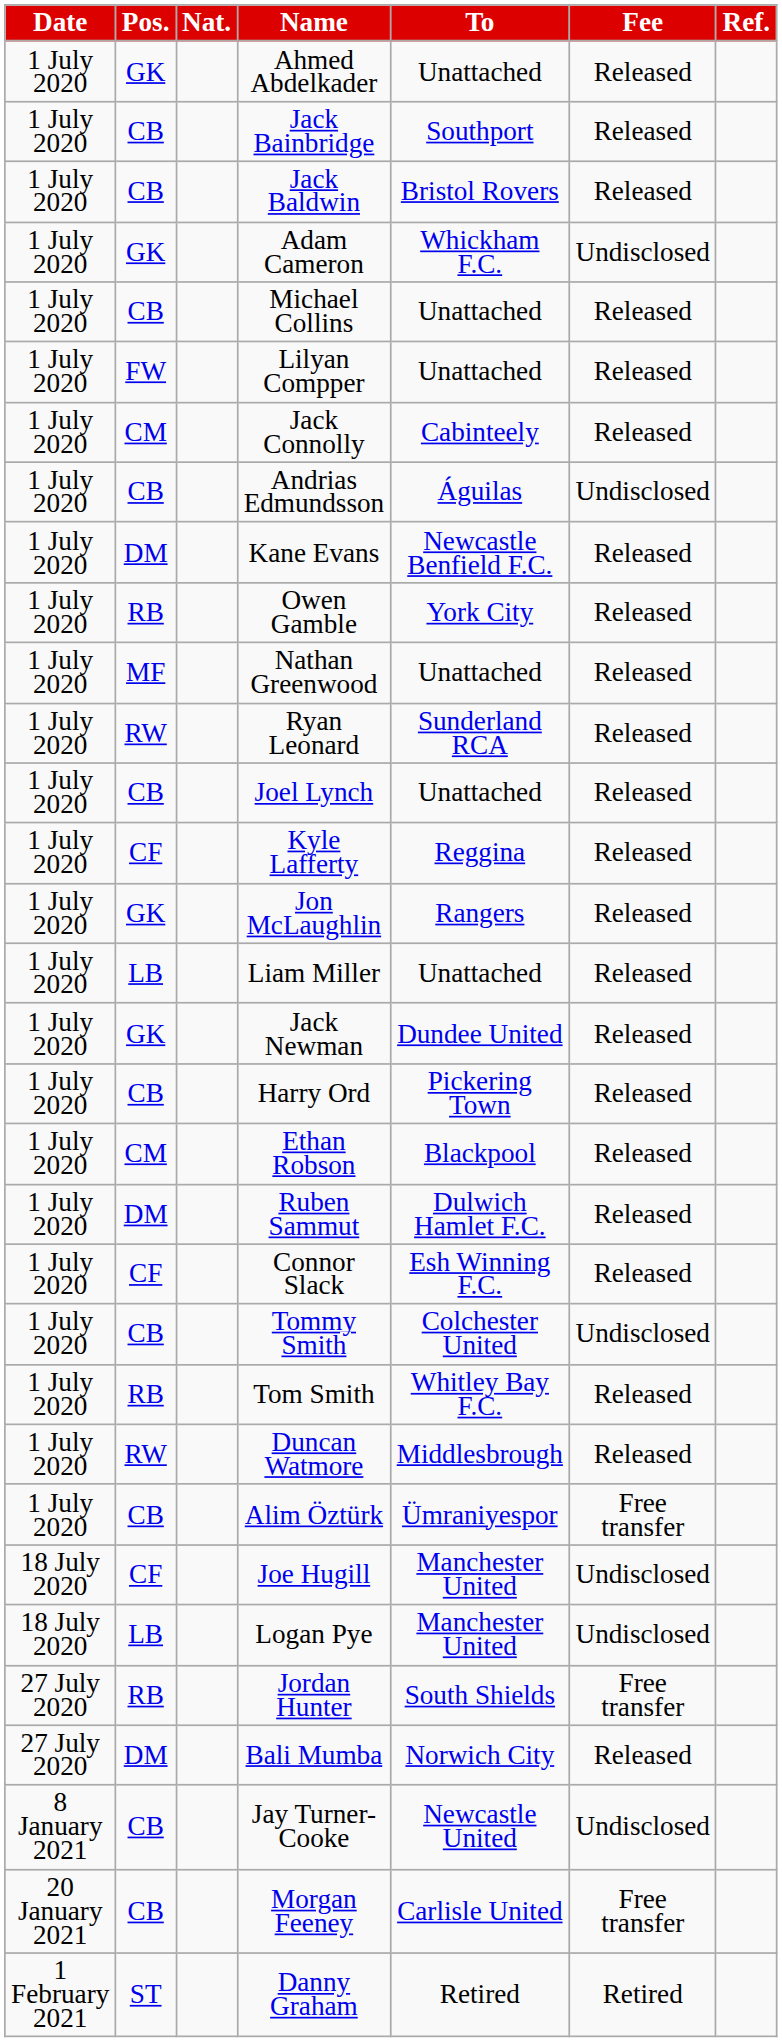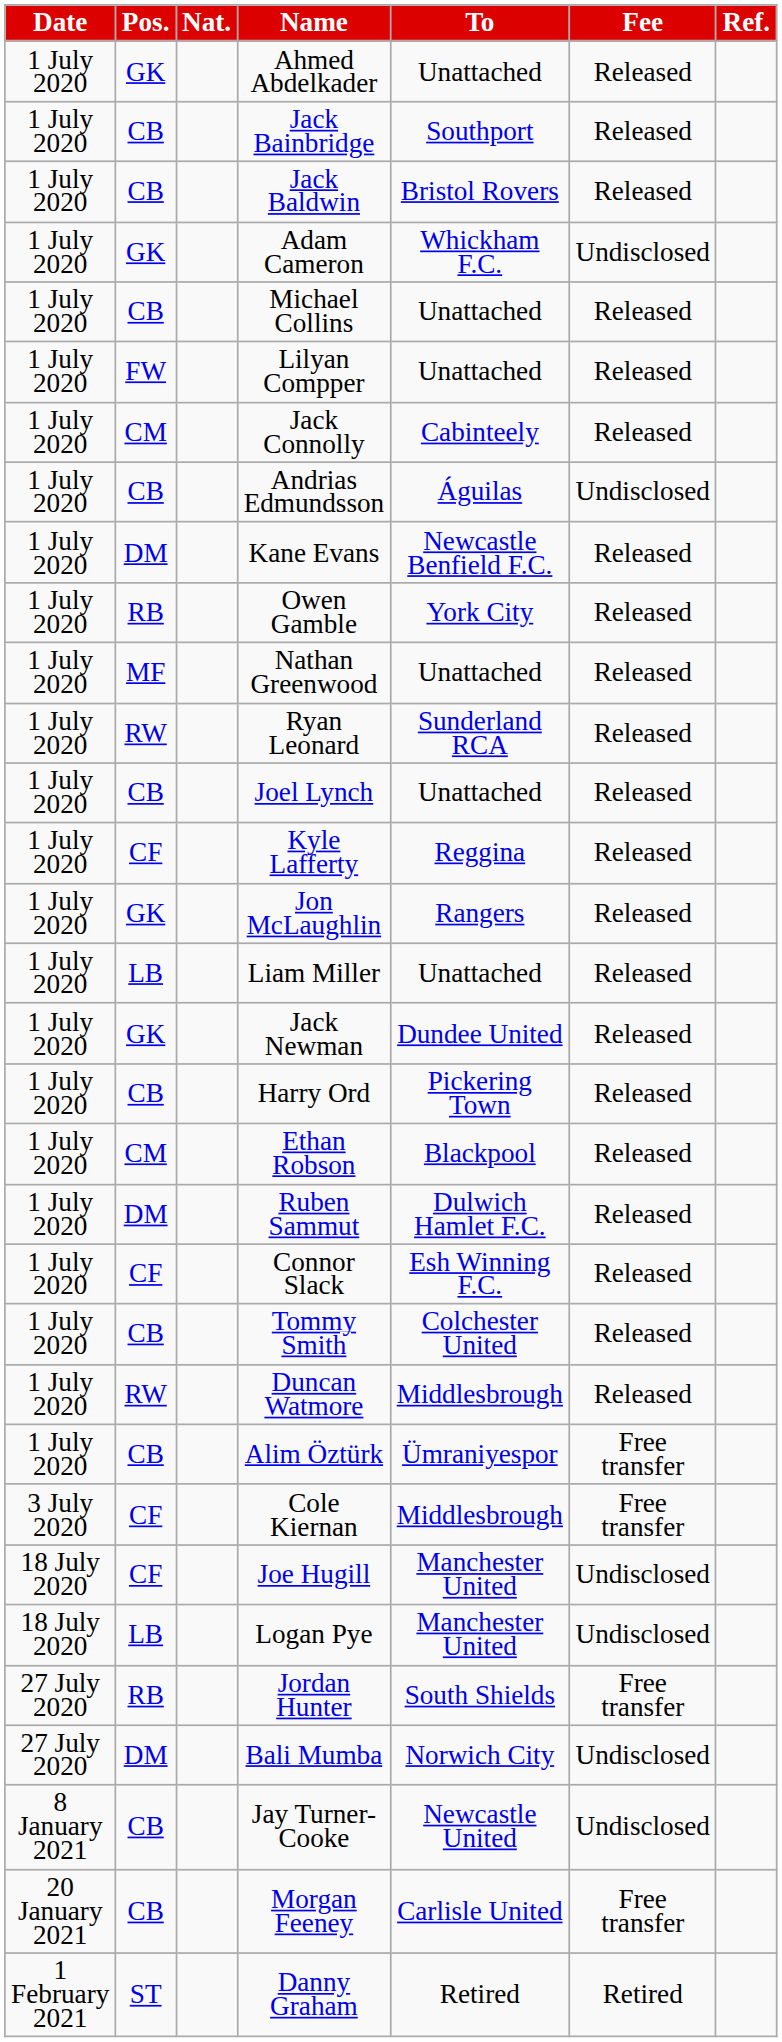(643, 1333) Undisclosed -> (643, 1333) Released
- row: (314, 1393)
+ row: (314, 1514)
(643, 1754) Released -> (643, 1754) Undisclosed
